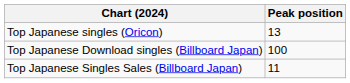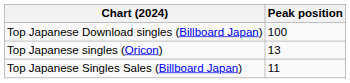rows swapped: (85, 31) <-> (135, 50)
